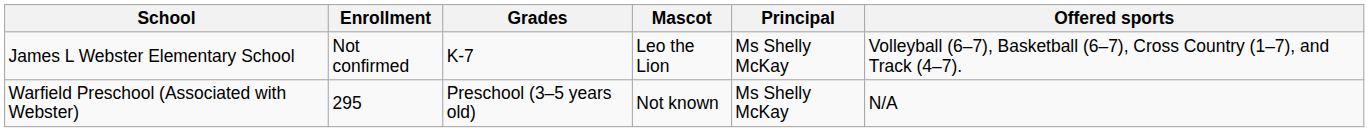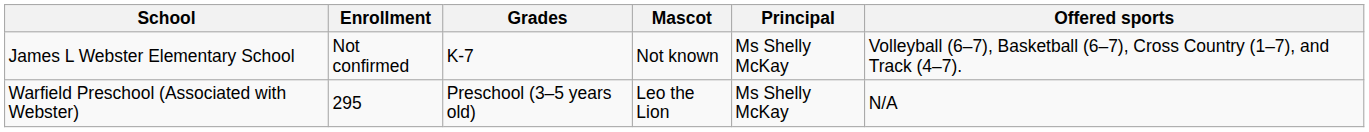(665, 55) Leo the Lion -> (678, 55) Not known
(678, 103) Not known -> (665, 103) Leo the Lion
